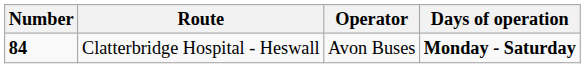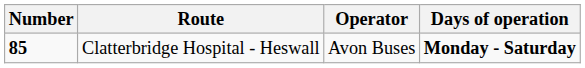(18, 47) 84 -> (18, 47) 85
